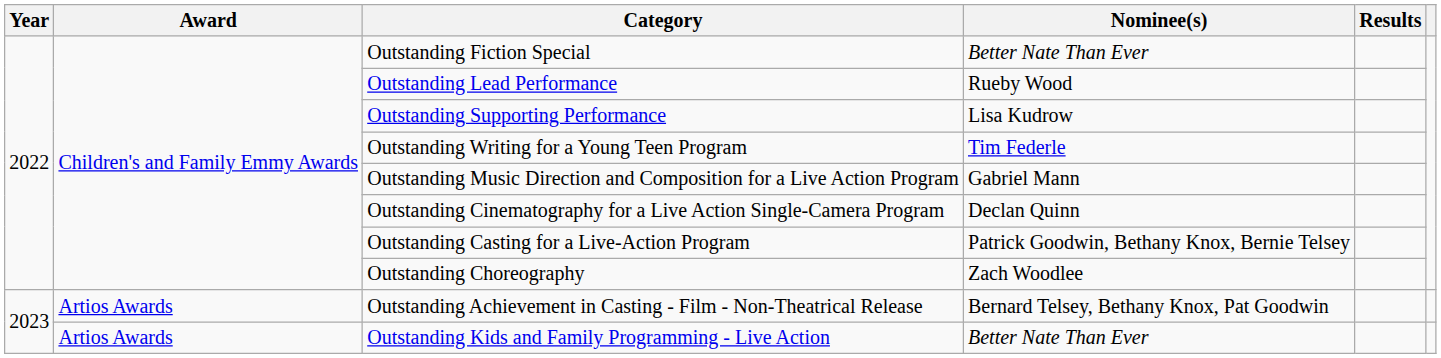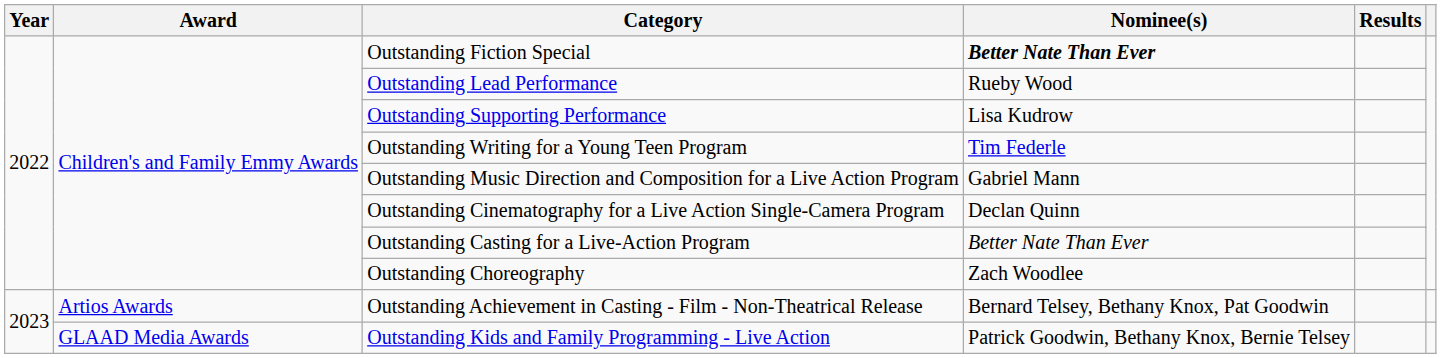(1058, 52) normal -> (1062, 52) bold
(1159, 242) Patrick Goodwin, Bethany Knox, Bernie Telsey -> (1058, 242) Better Nate Than Ever
(116, 337) Artios Awards -> (154, 337) GLAAD Media Awards
(1058, 337) Better Nate Than Ever -> (1159, 337) Patrick Goodwin, Bethany Knox, Bernie Telsey
